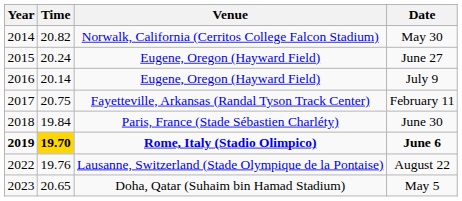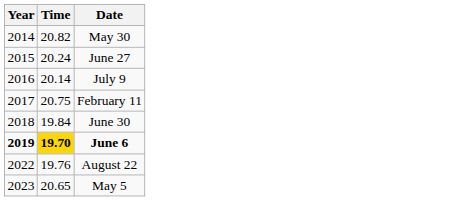- column: (230, 15)
